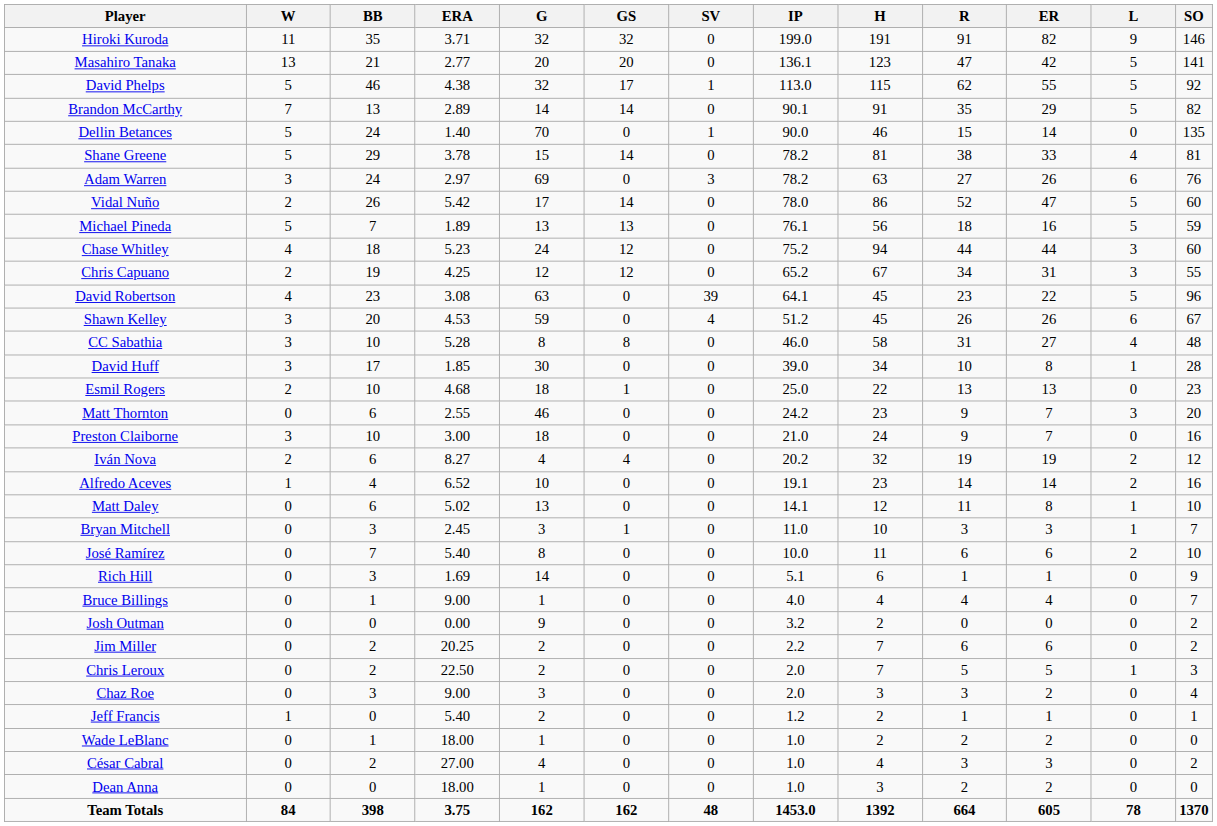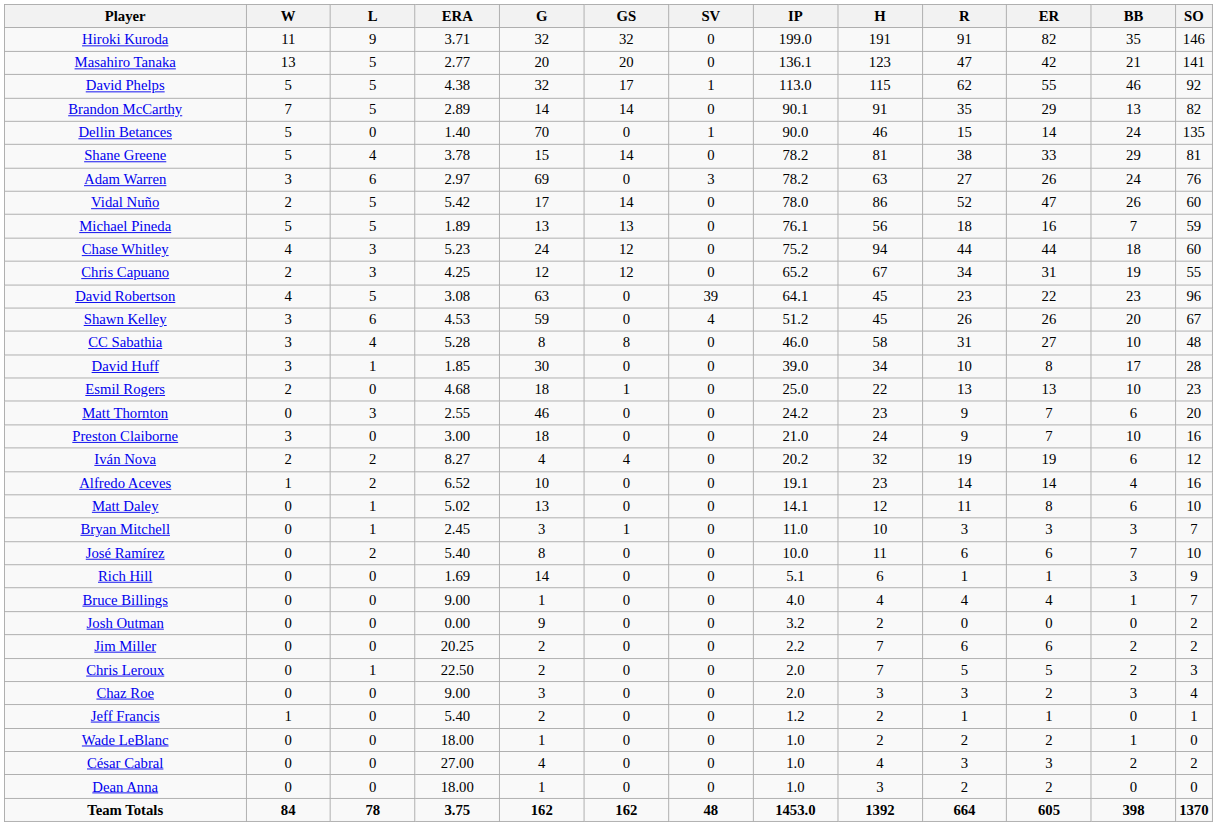columns swapped: (1133, 16) <-> (373, 16)
